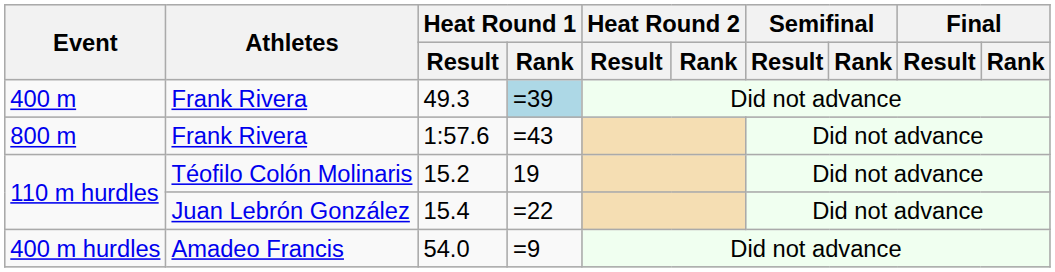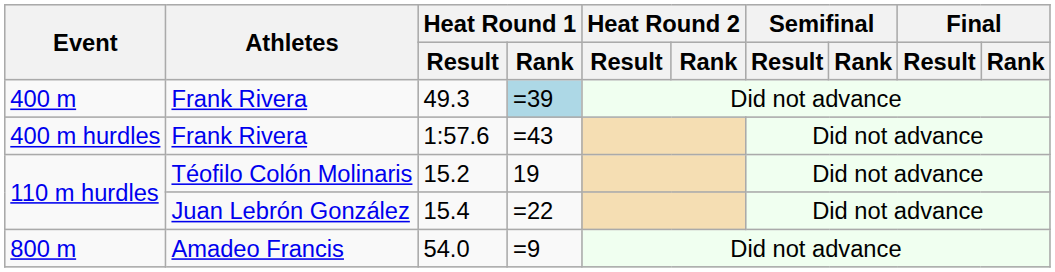(43, 136) 800 m -> (85, 136) 400 m hurdles
(85, 249) 400 m hurdles -> (43, 249) 800 m
